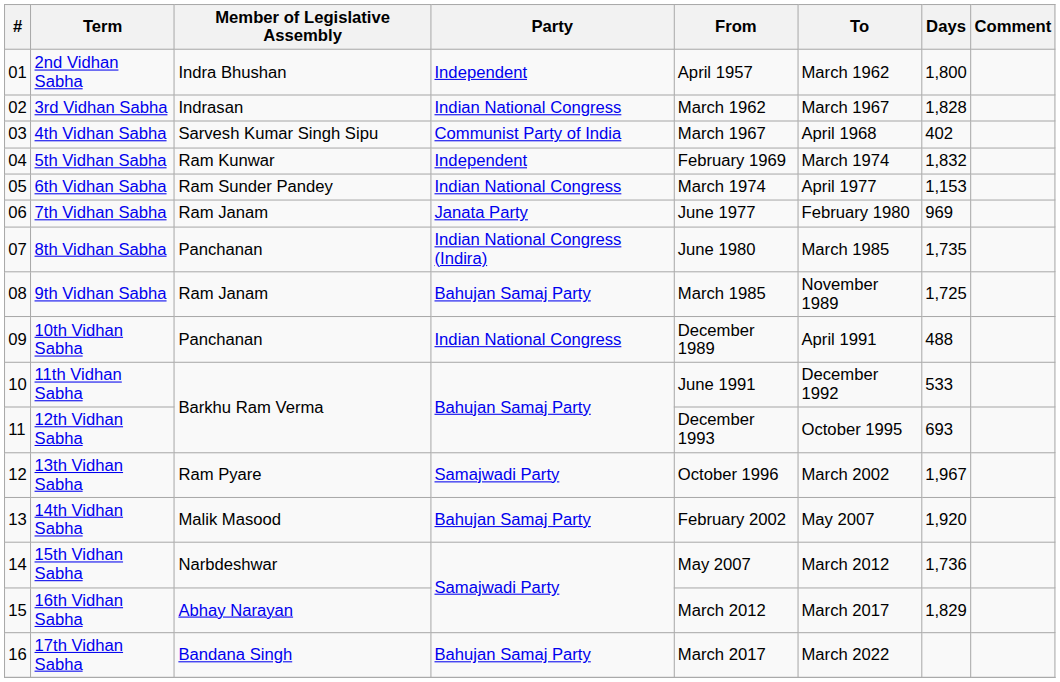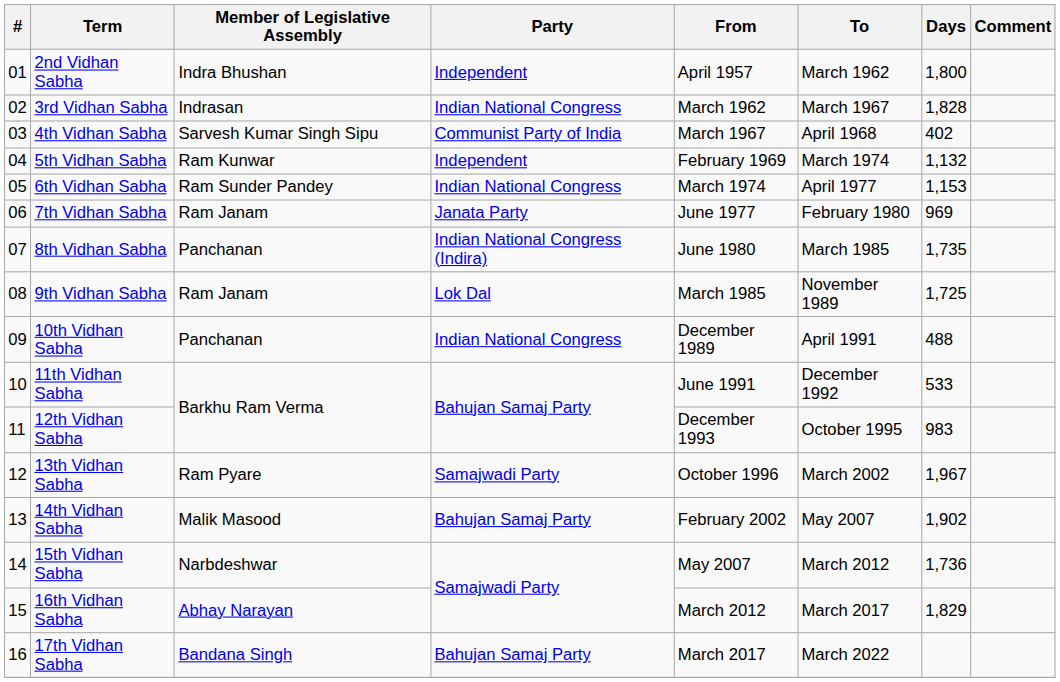(946, 160) 1,832 -> (946, 160) 1,132
(513, 294) Bahujan Samaj Party -> (463, 294) Lok Dal
(939, 429) 693 -> (939, 429) 983
(946, 519) 1,920 -> (946, 519) 1,902
